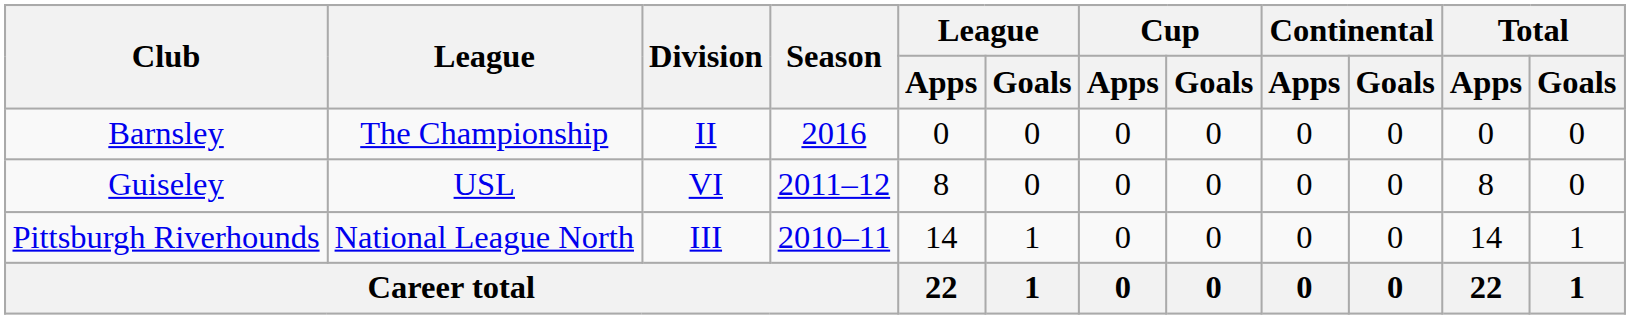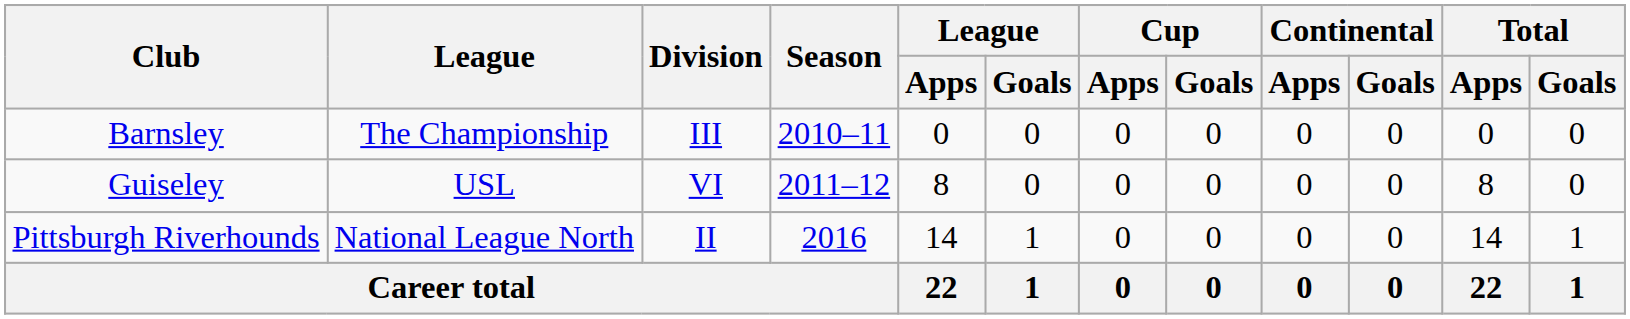(706, 133) II -> (706, 133) III
(834, 133) 2016 -> (834, 133) 2010–11
(706, 236) III -> (706, 236) II
(834, 236) 2010–11 -> (834, 236) 2016
